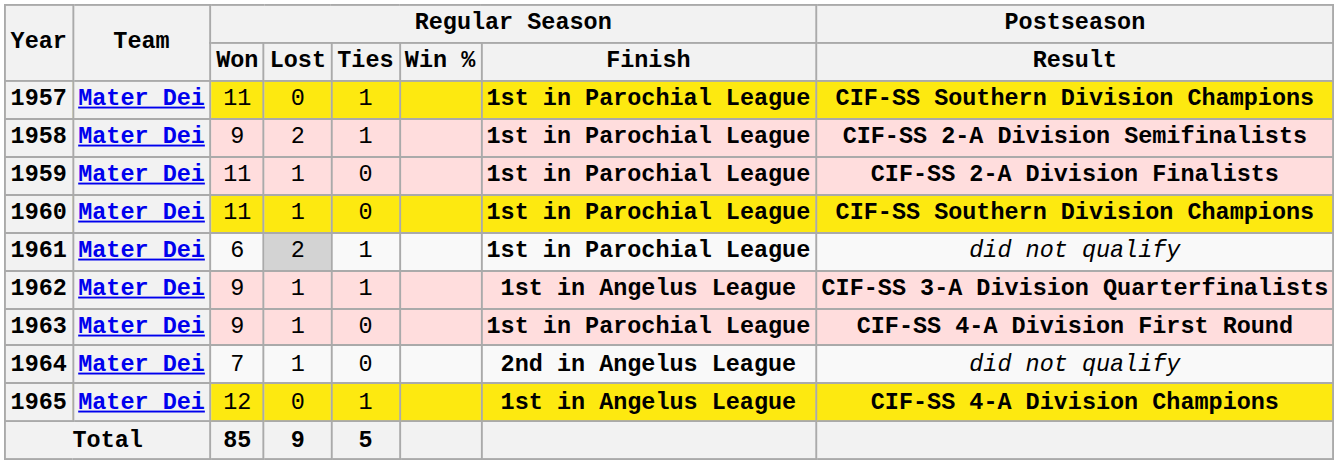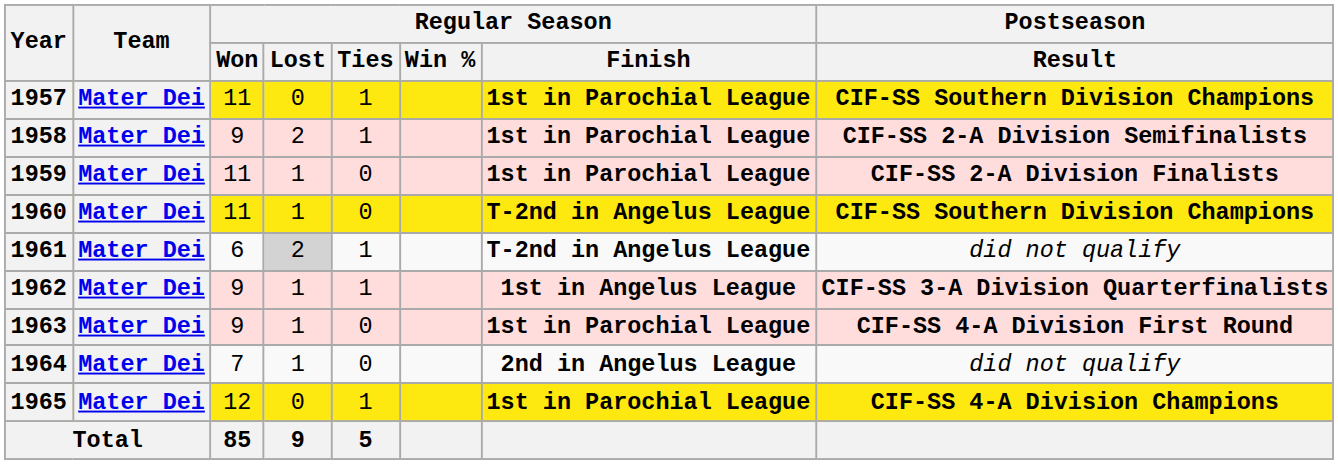(648, 214) 1st in Parochial League -> (648, 214) T-2nd in Angelus League
(648, 252) 1st in Parochial League -> (648, 252) T-2nd in Angelus League
(648, 403) 1st in Angelus League -> (648, 403) 1st in Parochial League
